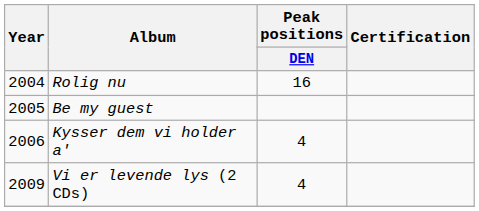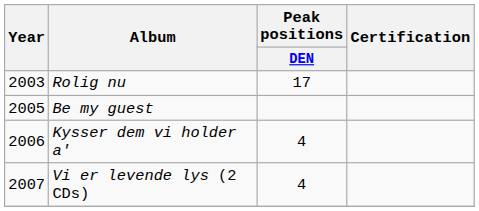(27, 83) 2004 -> (27, 83) 2003
(302, 83) 16 -> (302, 83) 17
(27, 185) 2009 -> (27, 185) 2007
